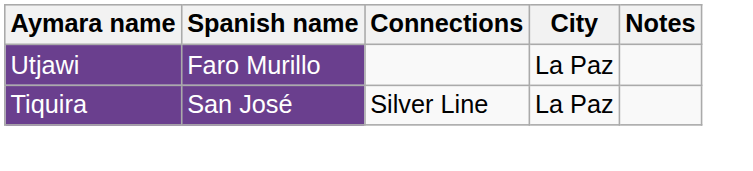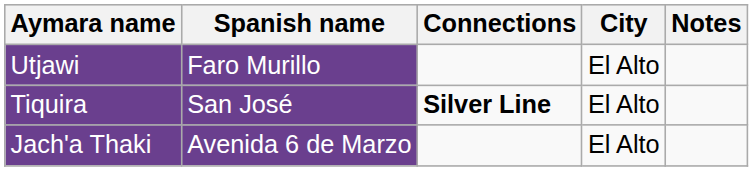(574, 64) La Paz -> (624, 64) El Alto
(429, 104) normal -> (487, 104) bold
(574, 104) La Paz -> (624, 104) El Alto
+ row: (81, 144)
